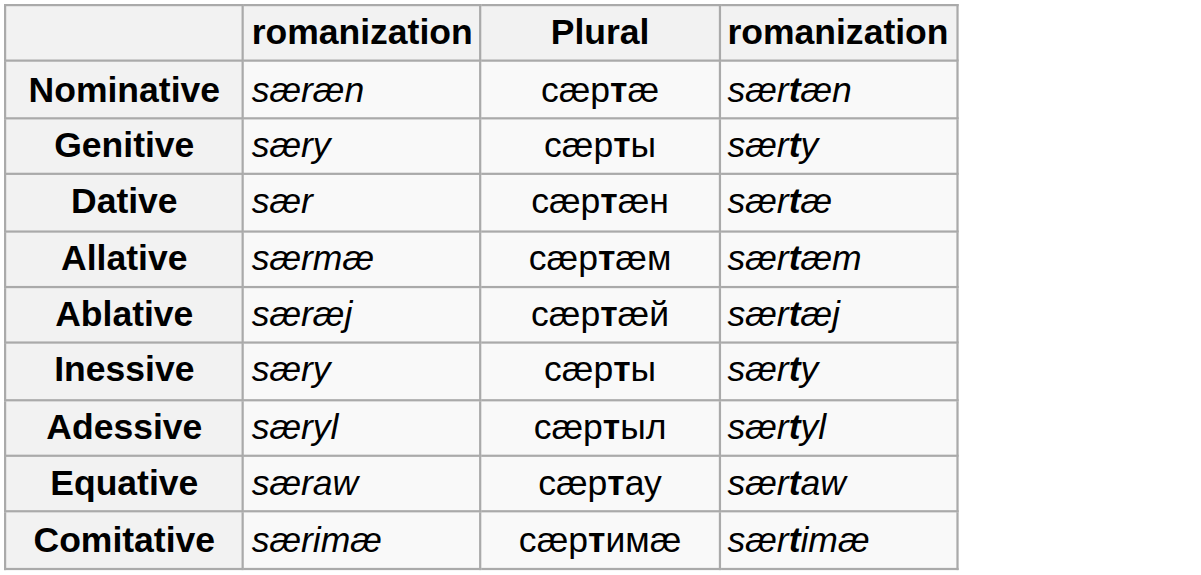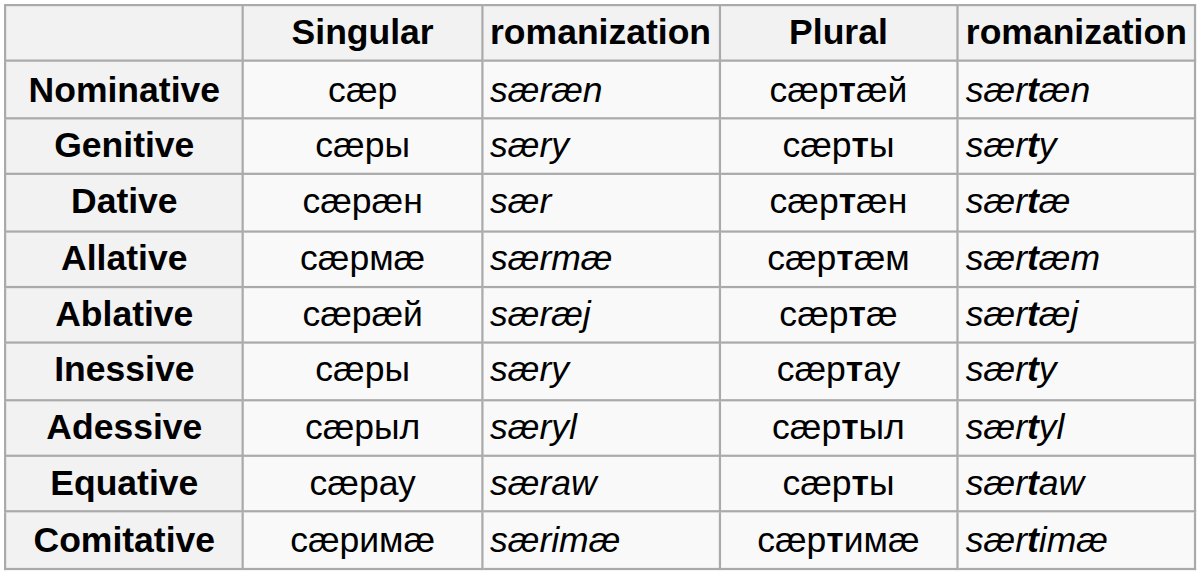+ column: (363, 32)
(600, 88) сӕртӕ -> (838, 88) сӕртӕй
(600, 314) сӕртӕй -> (838, 314) сӕртӕ
(600, 370) сӕрты -> (838, 370) сӕртау
(600, 483) сӕртау -> (838, 483) сӕрты
